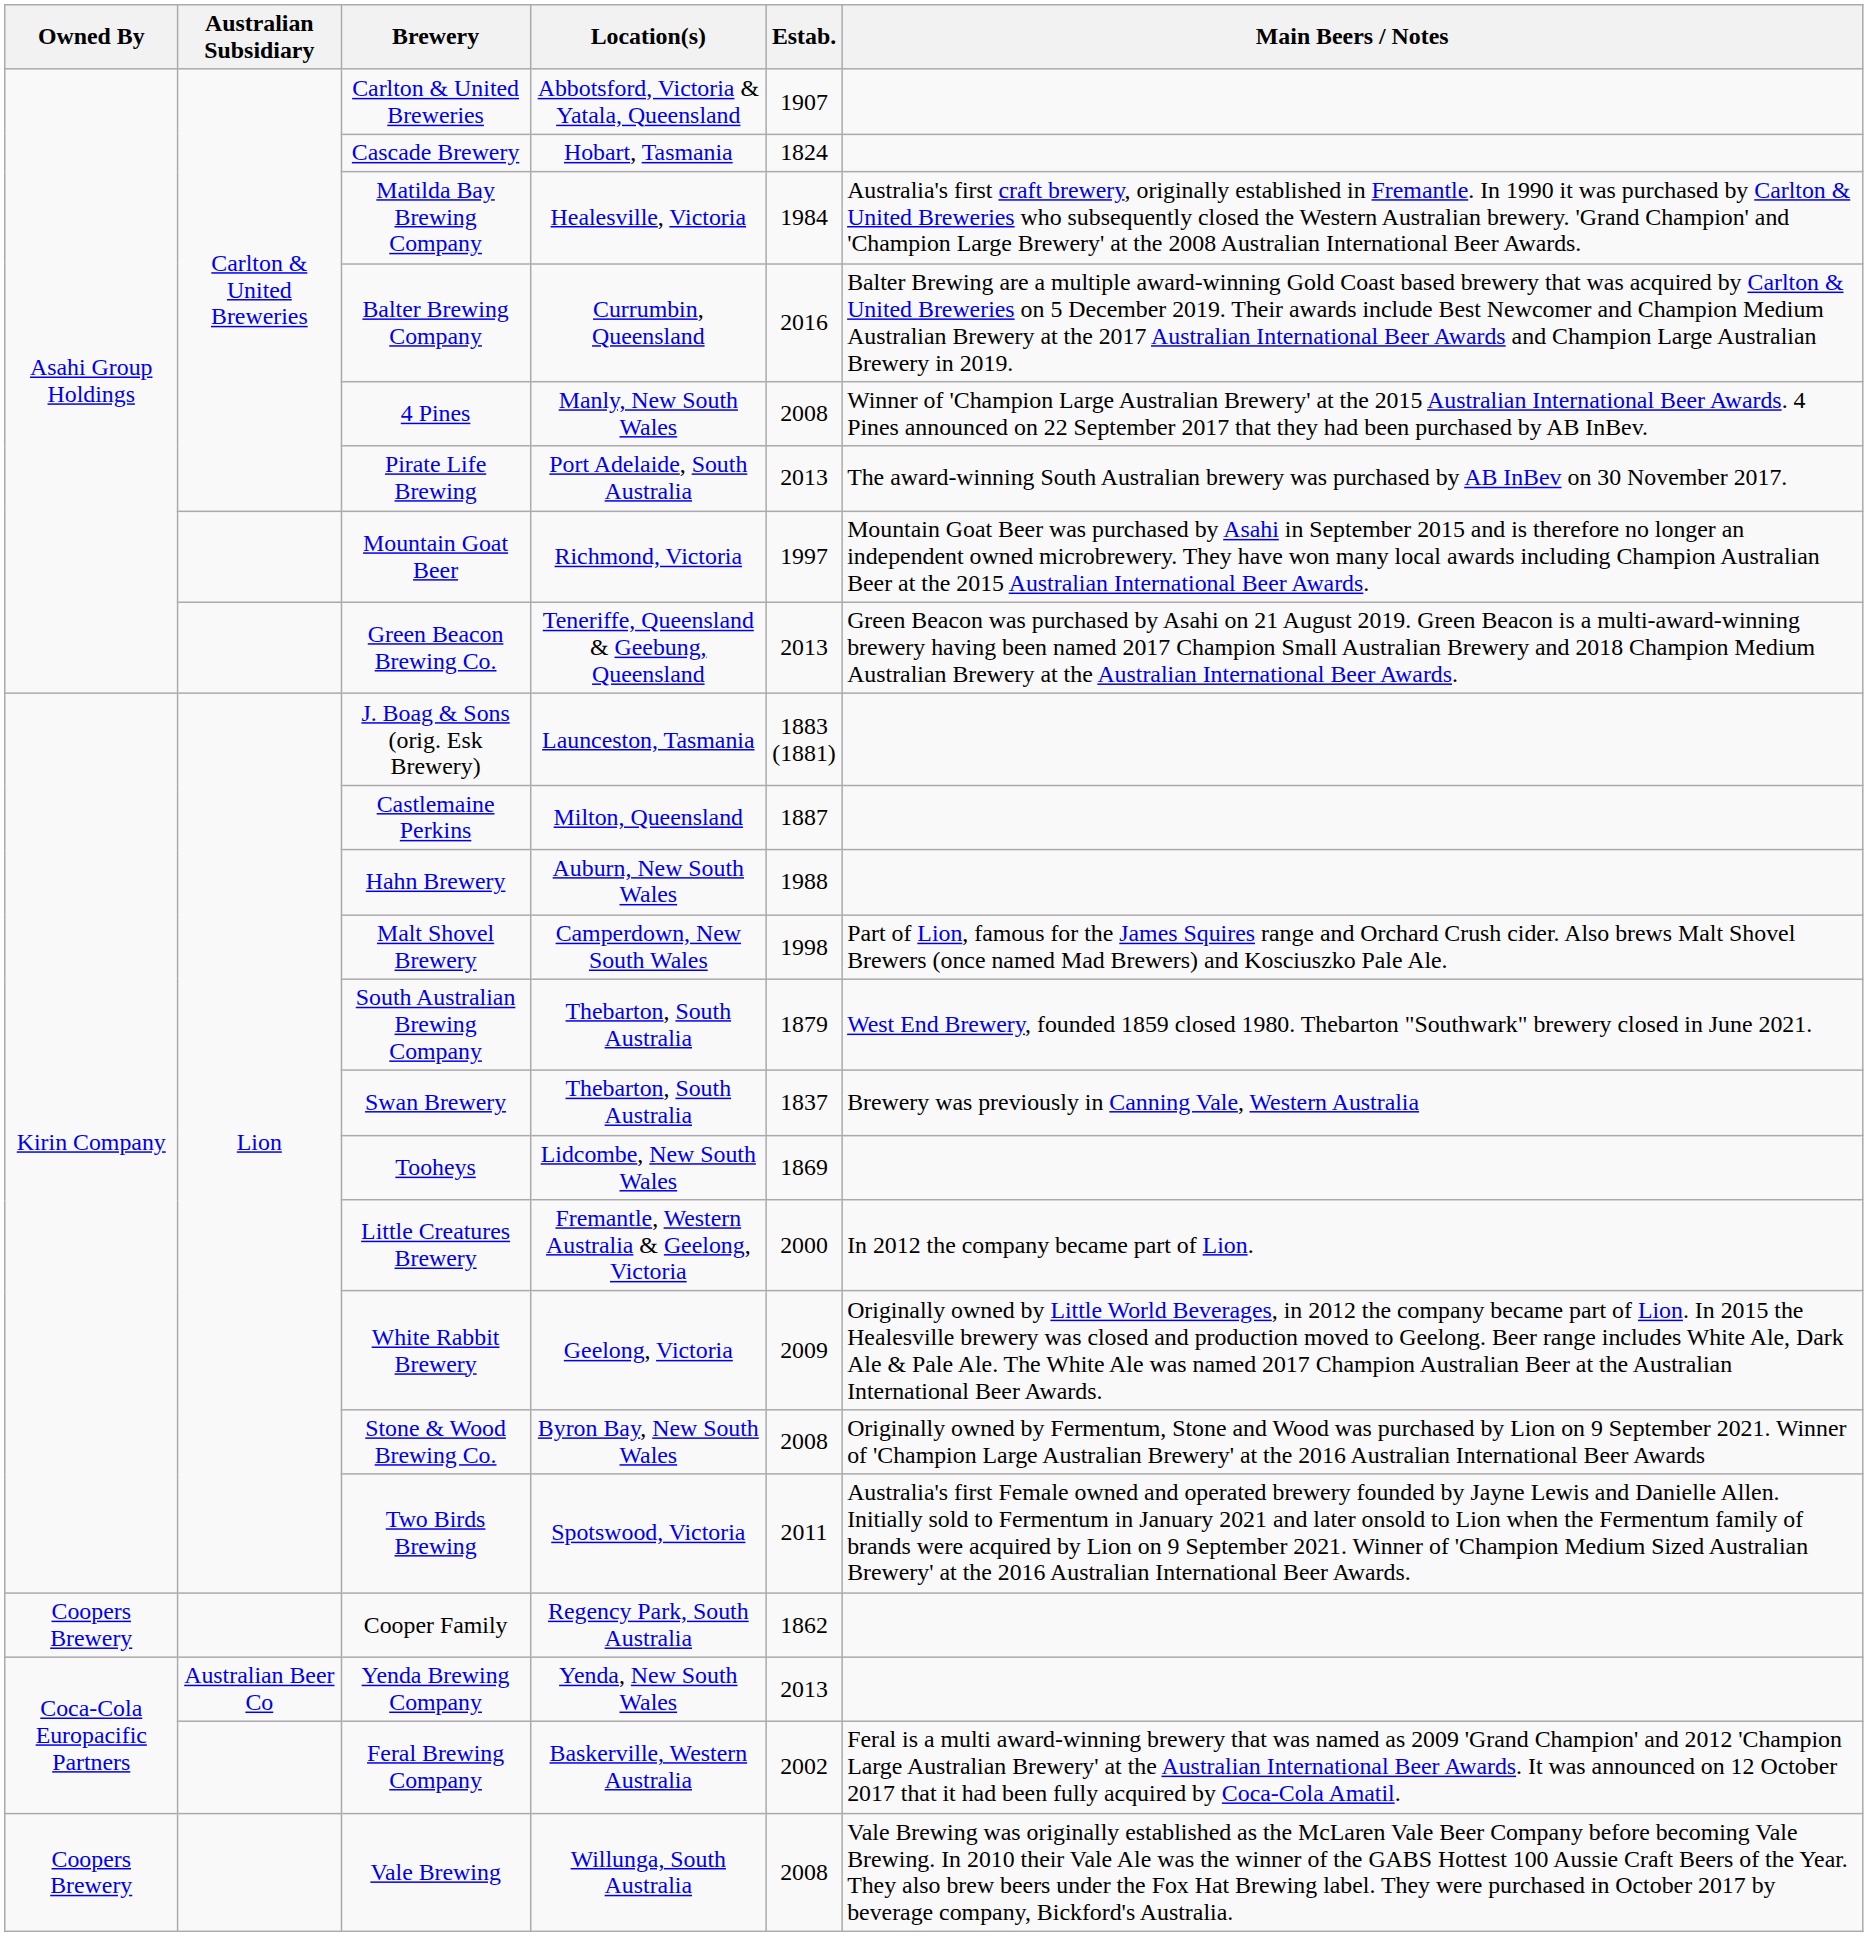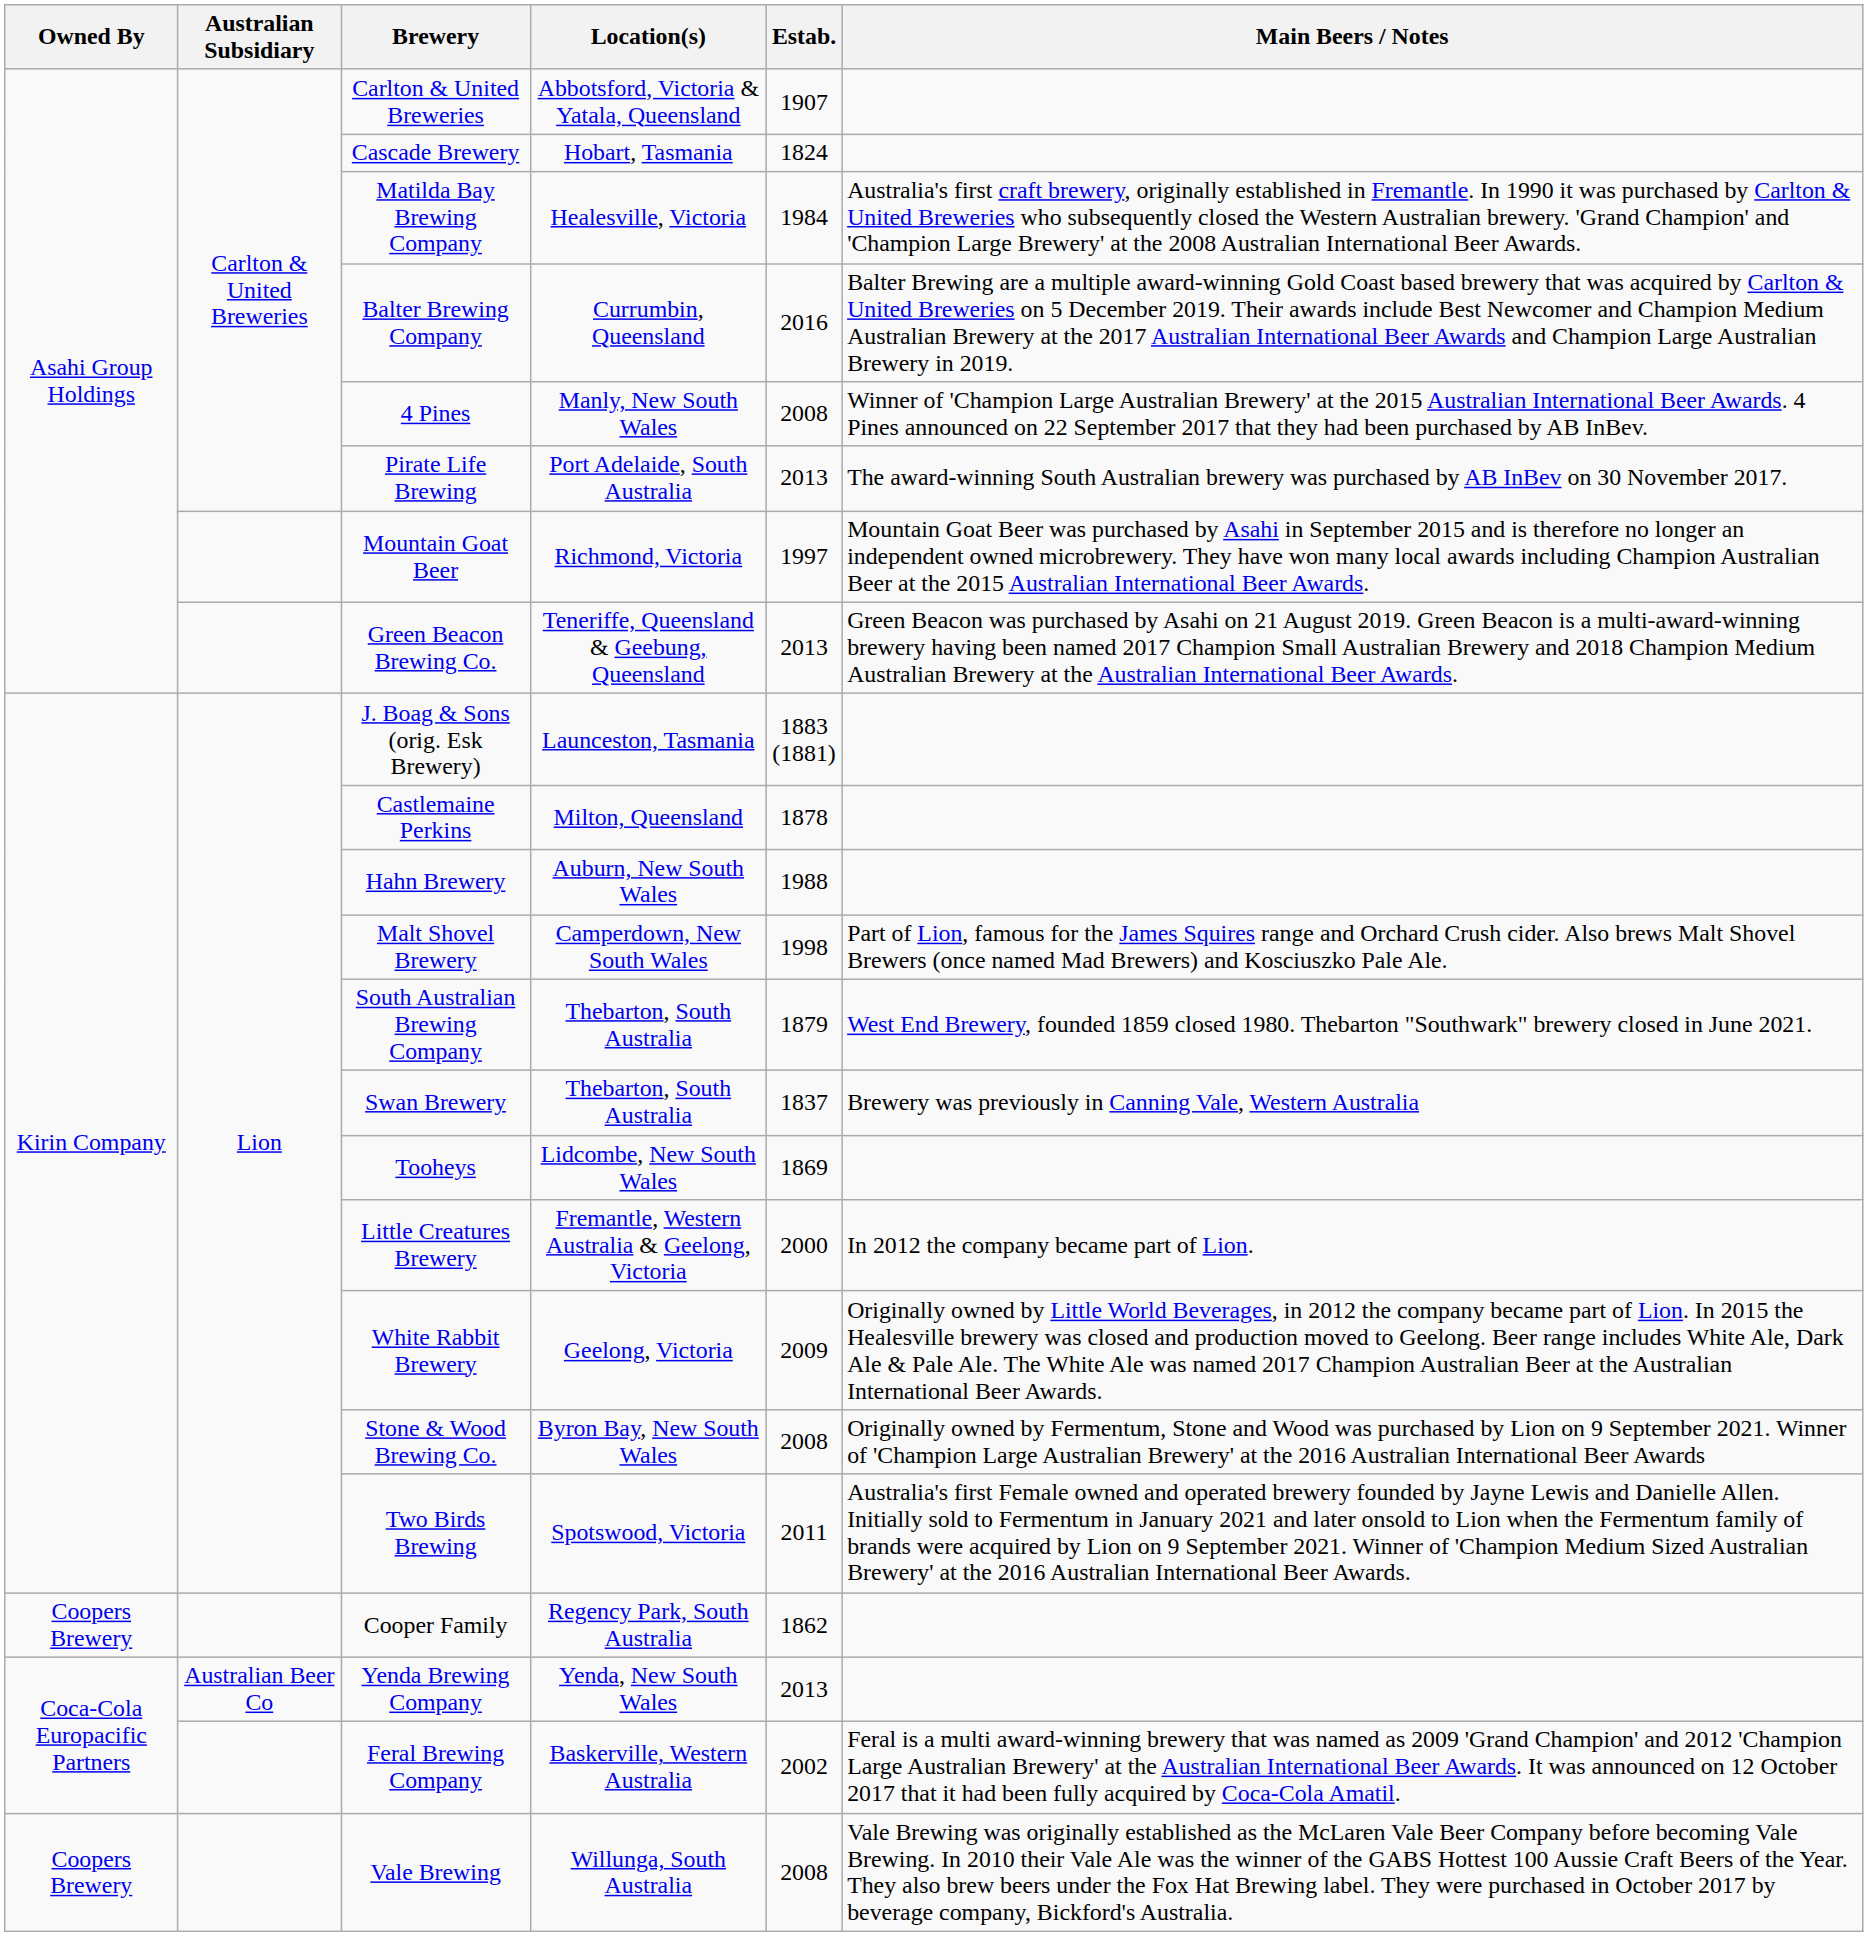(804, 817) 1887 -> (804, 817) 1878
